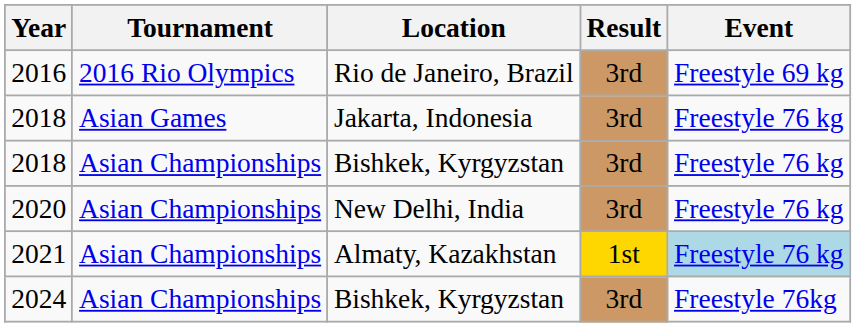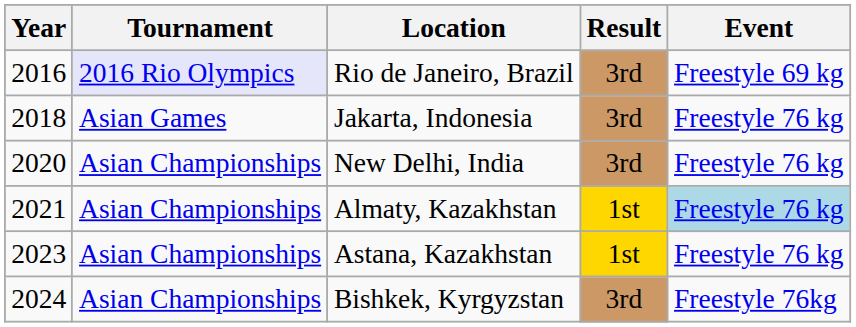(187, 72) no background -> (187, 72) lavender background
- row: (39, 163)
+ row: (39, 254)
